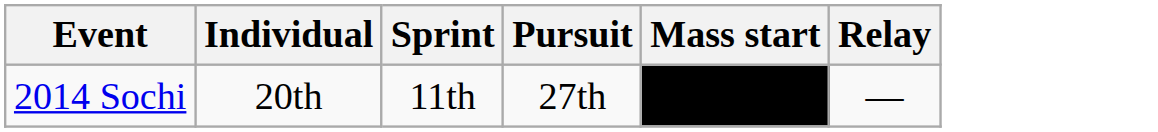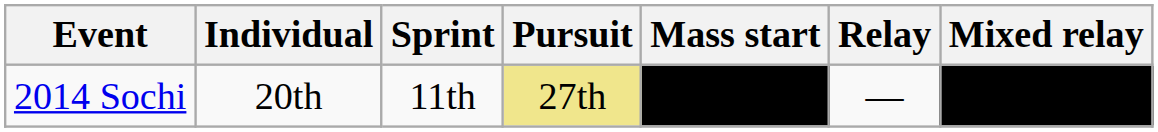+ column: (1046, 34)
(572, 95) no background -> (572, 95) khaki background
